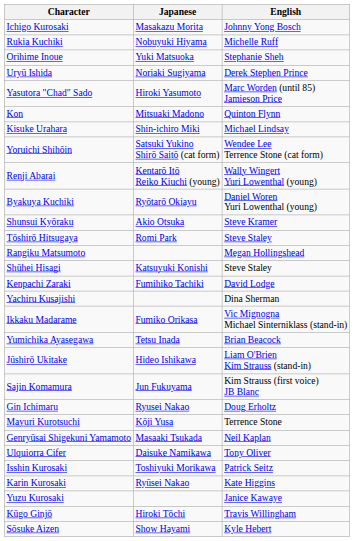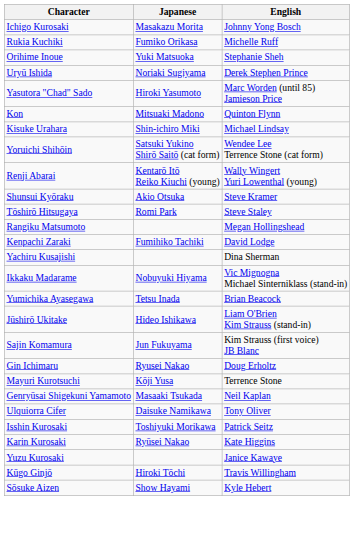(171, 42) Nobuyuki Hiyama -> (167, 42) Fumiko Orikasa
- row: (40, 202)
- row: (34, 268)
(167, 319) Fumiko Orikasa -> (171, 278) Nobuyuki Hiyama
